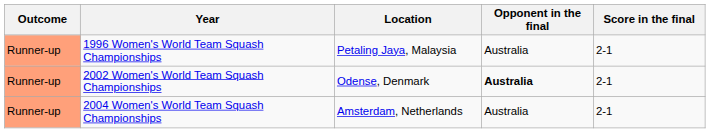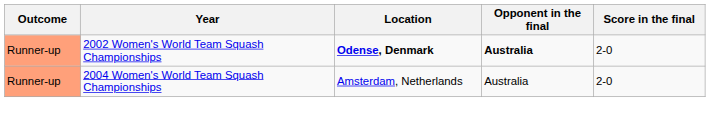- row: (173, 50)
(383, 81) normal -> (385, 50) bold
(604, 81) 2-1 -> (604, 50) 2-0
(604, 112) 2-1 -> (604, 81) 2-0
